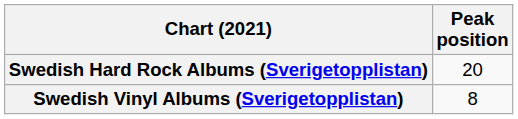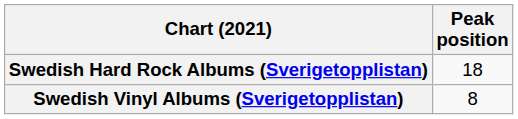(473, 69) 20 -> (473, 69) 18
